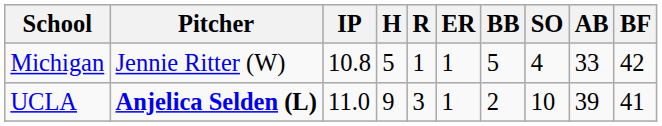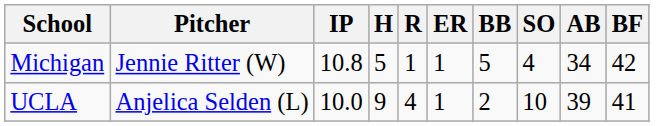(587, 62) 33 -> (579, 62) 34
(216, 101) bold -> (212, 101) normal
(349, 101) 11.0 -> (341, 101) 10.0
(419, 101) 3 -> (410, 101) 4
